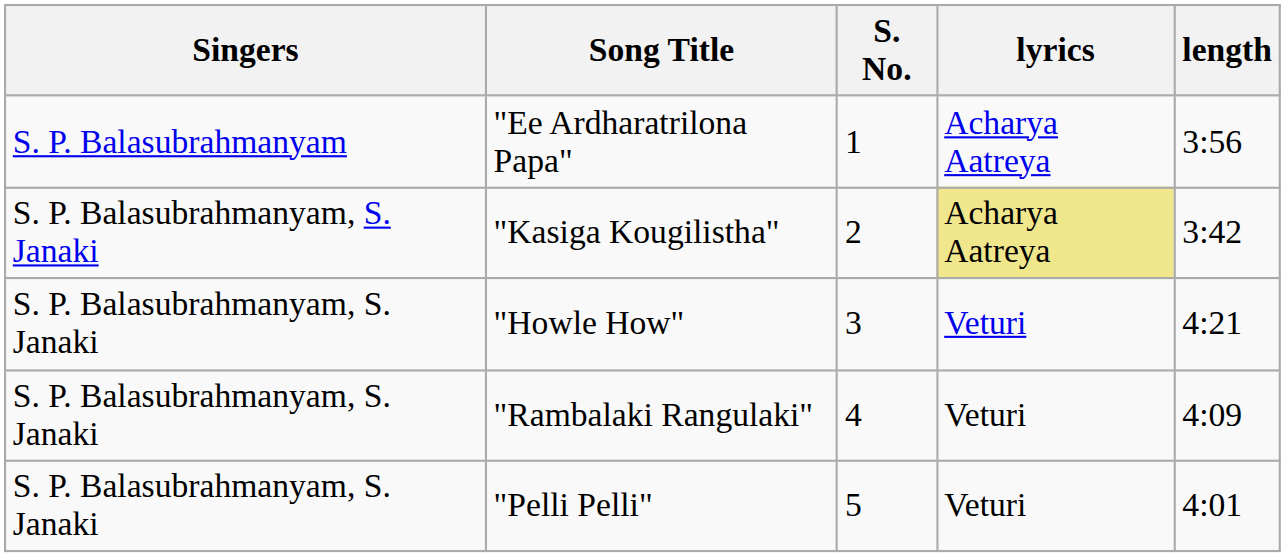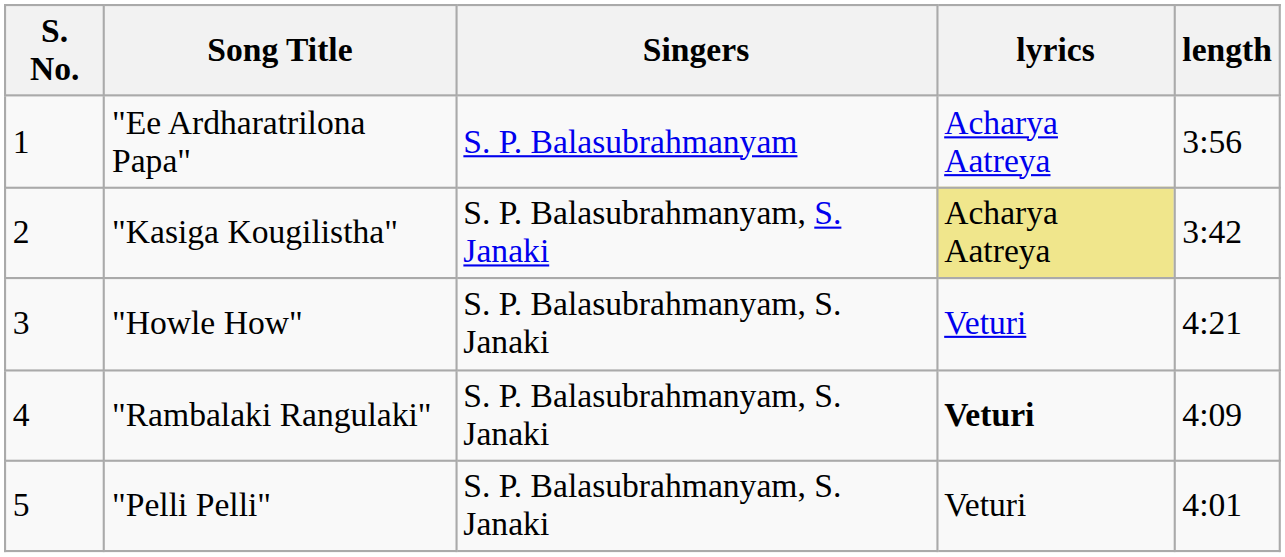columns swapped: (887, 50) <-> (245, 50)
(985, 414) normal -> (989, 414) bold
